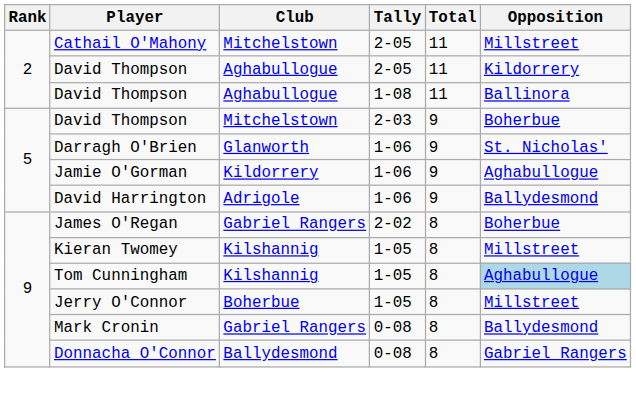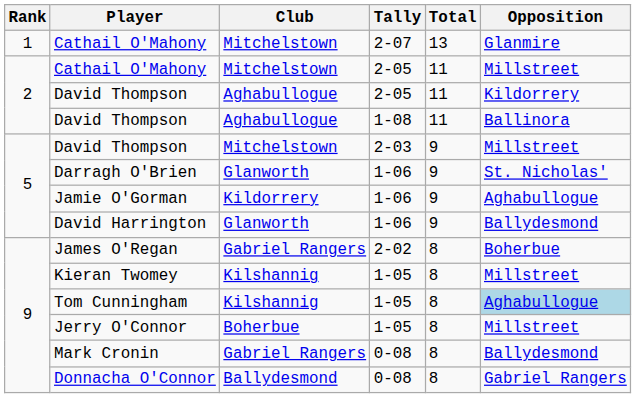+ row: (130, 43)
(522, 121) Boherbue -> (532, 147) Millstreet
(261, 198) Adrigole -> (266, 224) Glanworth
